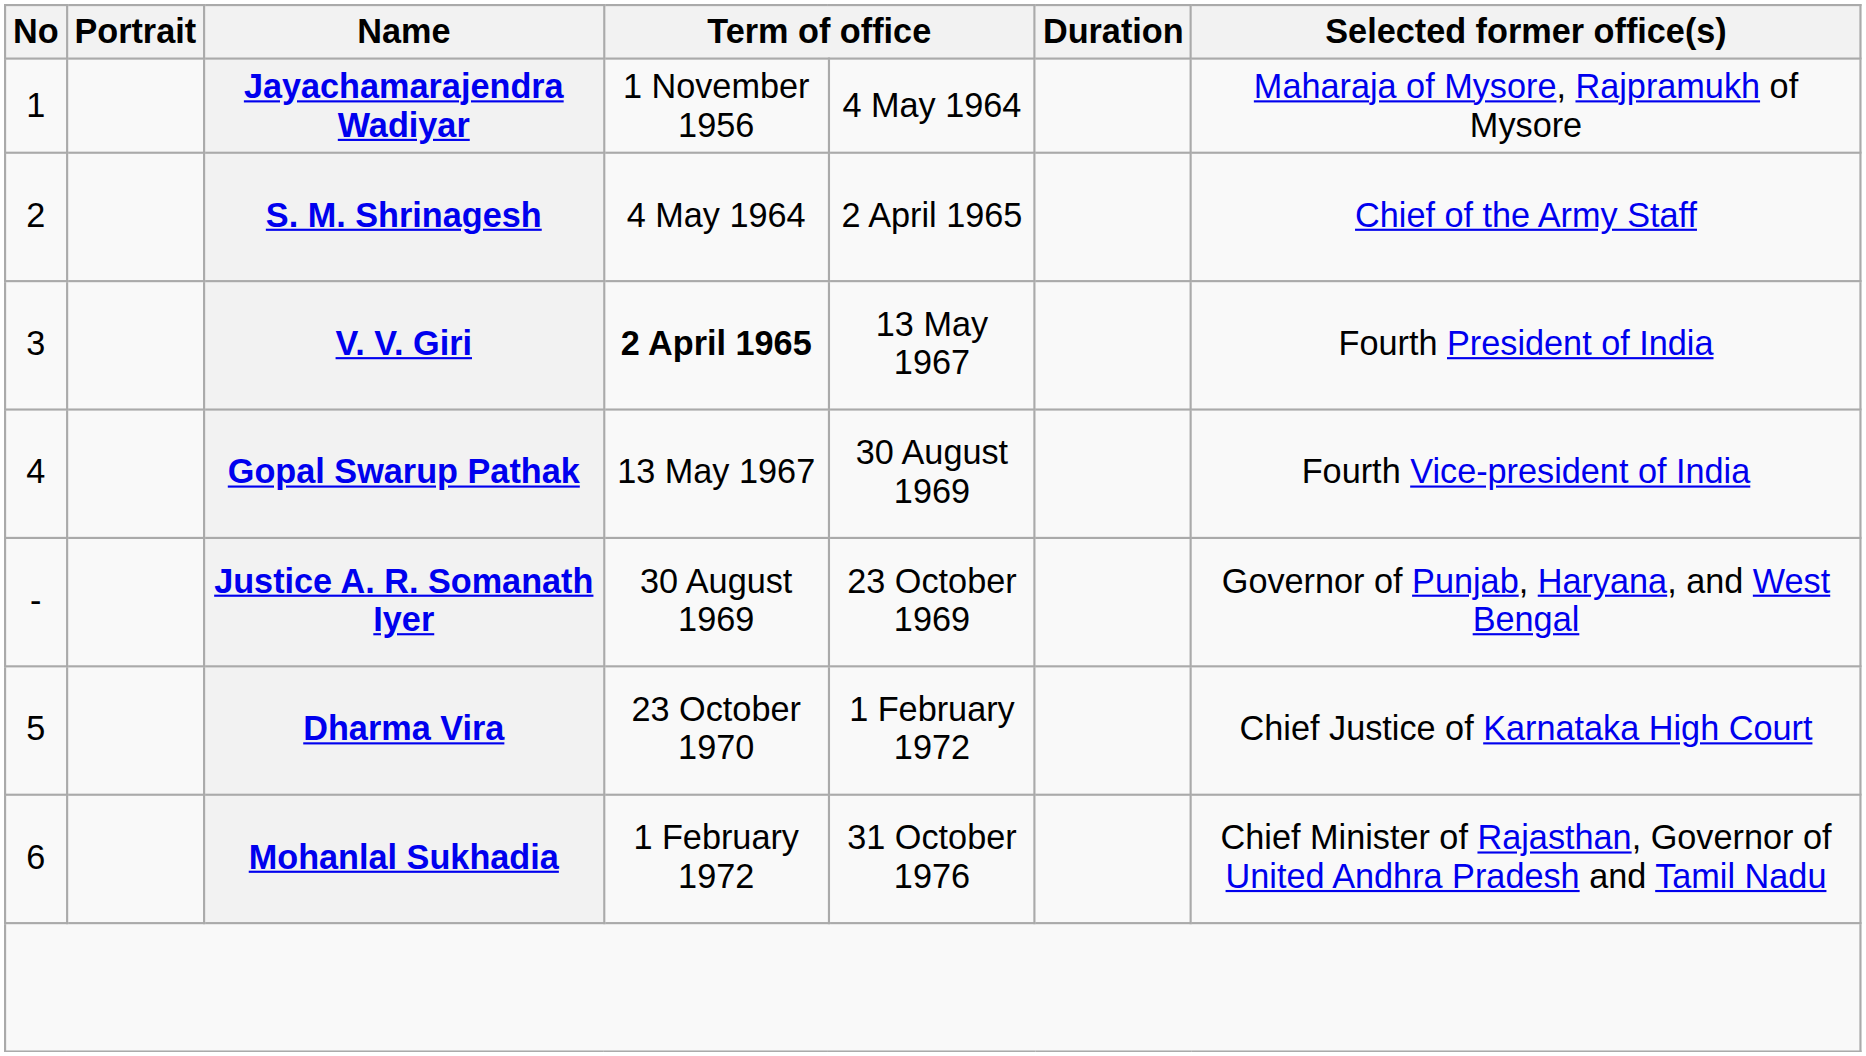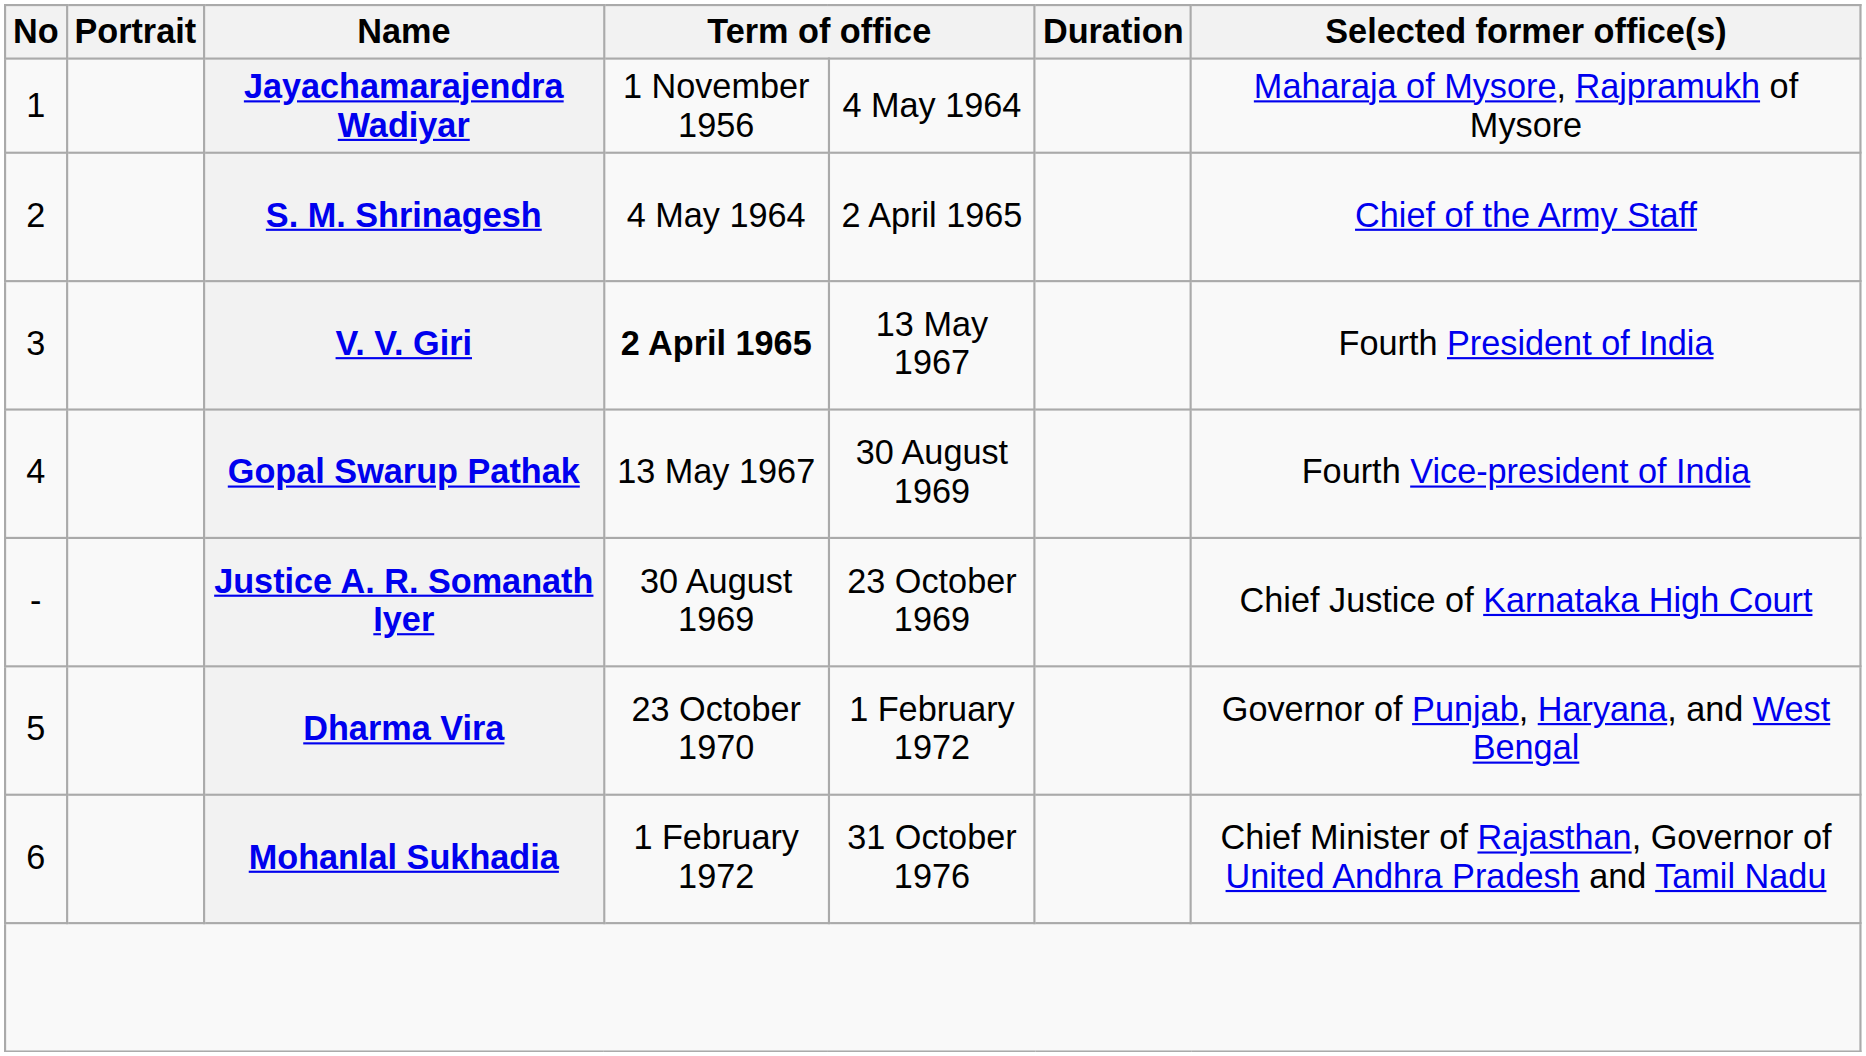(1526, 601) Governor of Punjab, Haryana, and West Bengal -> (1526, 601) Chief Justice of Karnataka High Court
(1526, 729) Chief Justice of Karnataka High Court -> (1526, 729) Governor of Punjab, Haryana, and West Bengal
